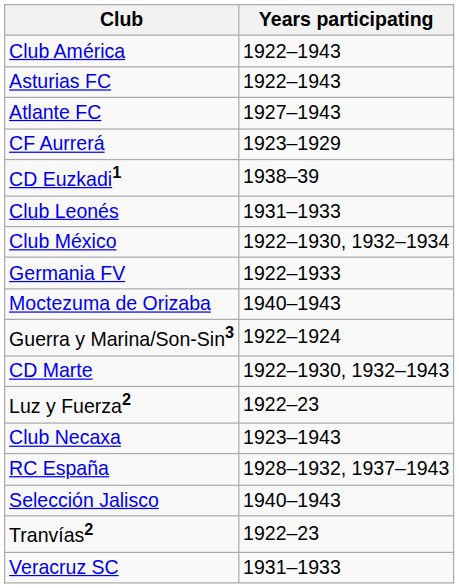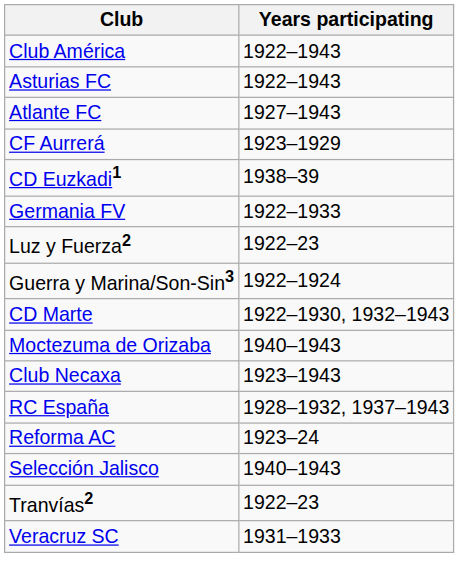- row: (64, 211)
- row: (63, 241)
rows swapped: (70, 404) <-> (110, 303)
+ row: (62, 438)
